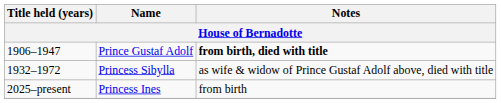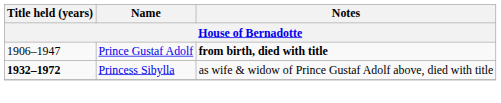(34, 70) normal -> (34, 70) bold
- row: (130, 88)
